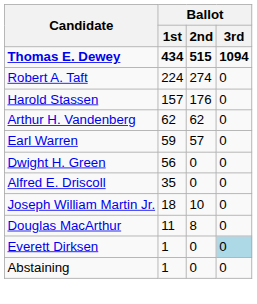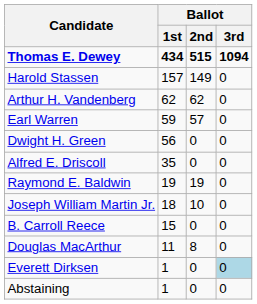- row: (48, 78)
(201, 99) 176 -> (201, 78) 149
+ row: (69, 183)
+ row: (56, 225)
